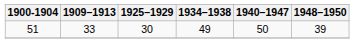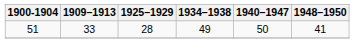(147, 29) 30 -> (147, 29) 28
(320, 29) 39 -> (320, 29) 41
